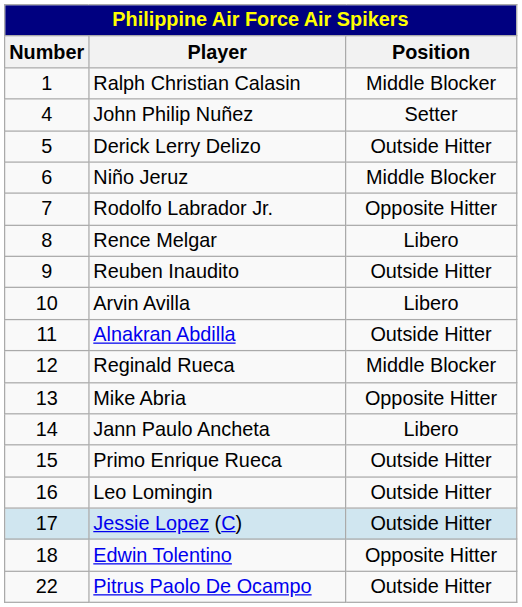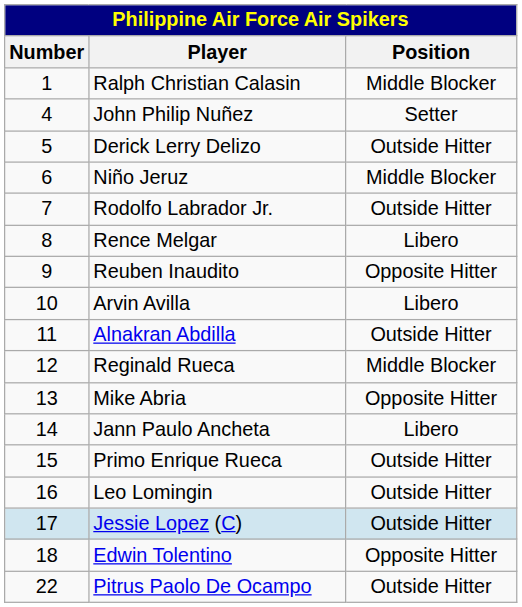(431, 209) Opposite Hitter -> (431, 209) Outside Hitter
(431, 271) Outside Hitter -> (431, 271) Opposite Hitter
